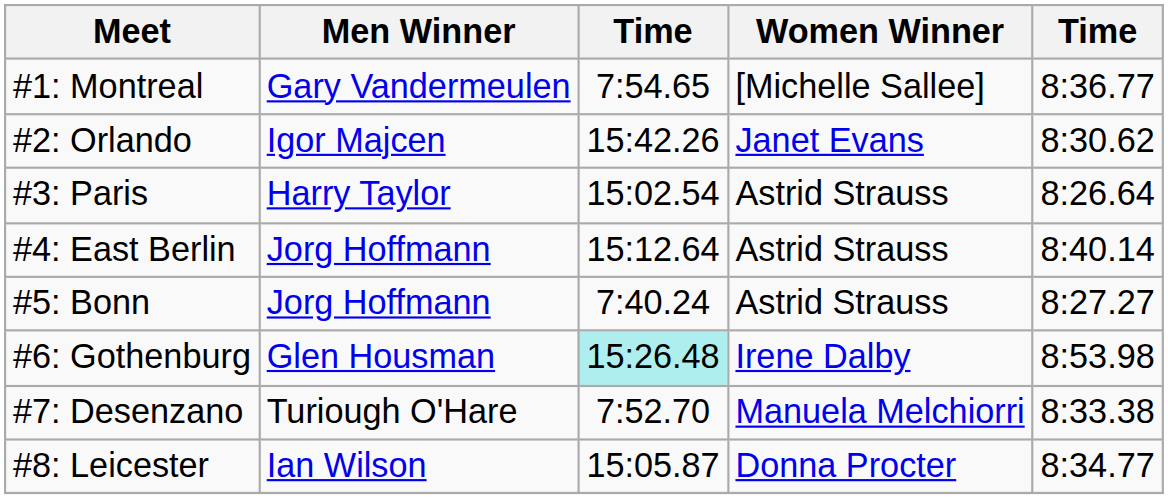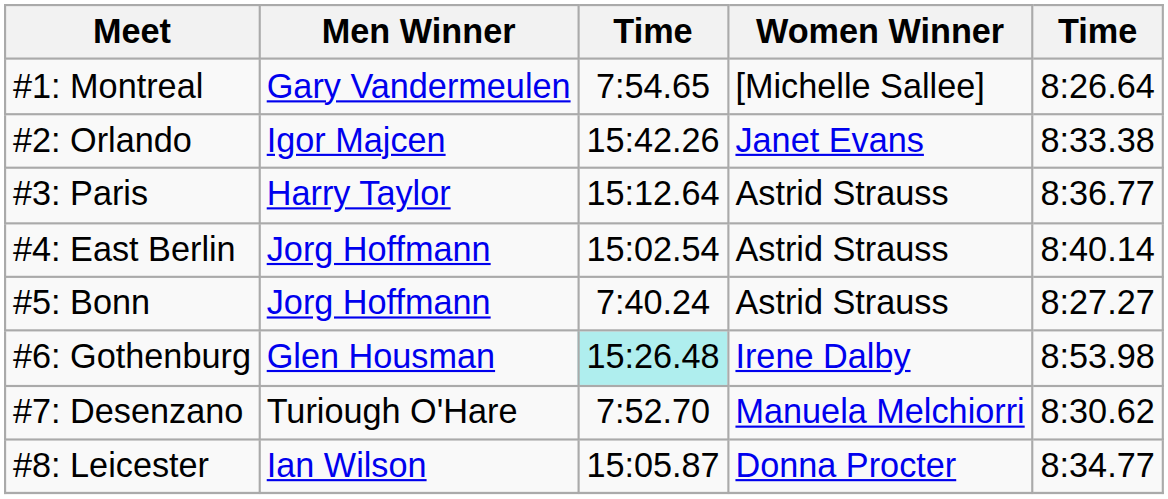(1098, 85) 8:36.77 -> (1098, 85) 8:26.64
(1098, 140) 8:30.62 -> (1098, 140) 8:33.38
(653, 194) 15:02.54 -> (653, 194) 15:12.64
(1098, 194) 8:26.64 -> (1098, 194) 8:36.77
(653, 248) 15:12.64 -> (653, 248) 15:02.54
(1098, 411) 8:33.38 -> (1098, 411) 8:30.62
